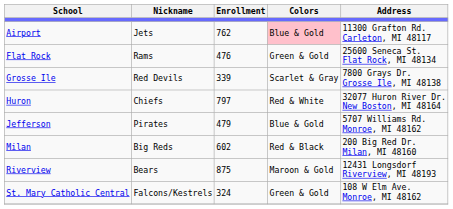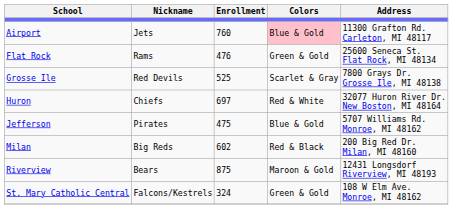(224, 33) 762 -> (224, 33) 760
(224, 79) 339 -> (224, 79) 525
(224, 101) 797 -> (224, 101) 697
(224, 124) 479 -> (224, 124) 475
